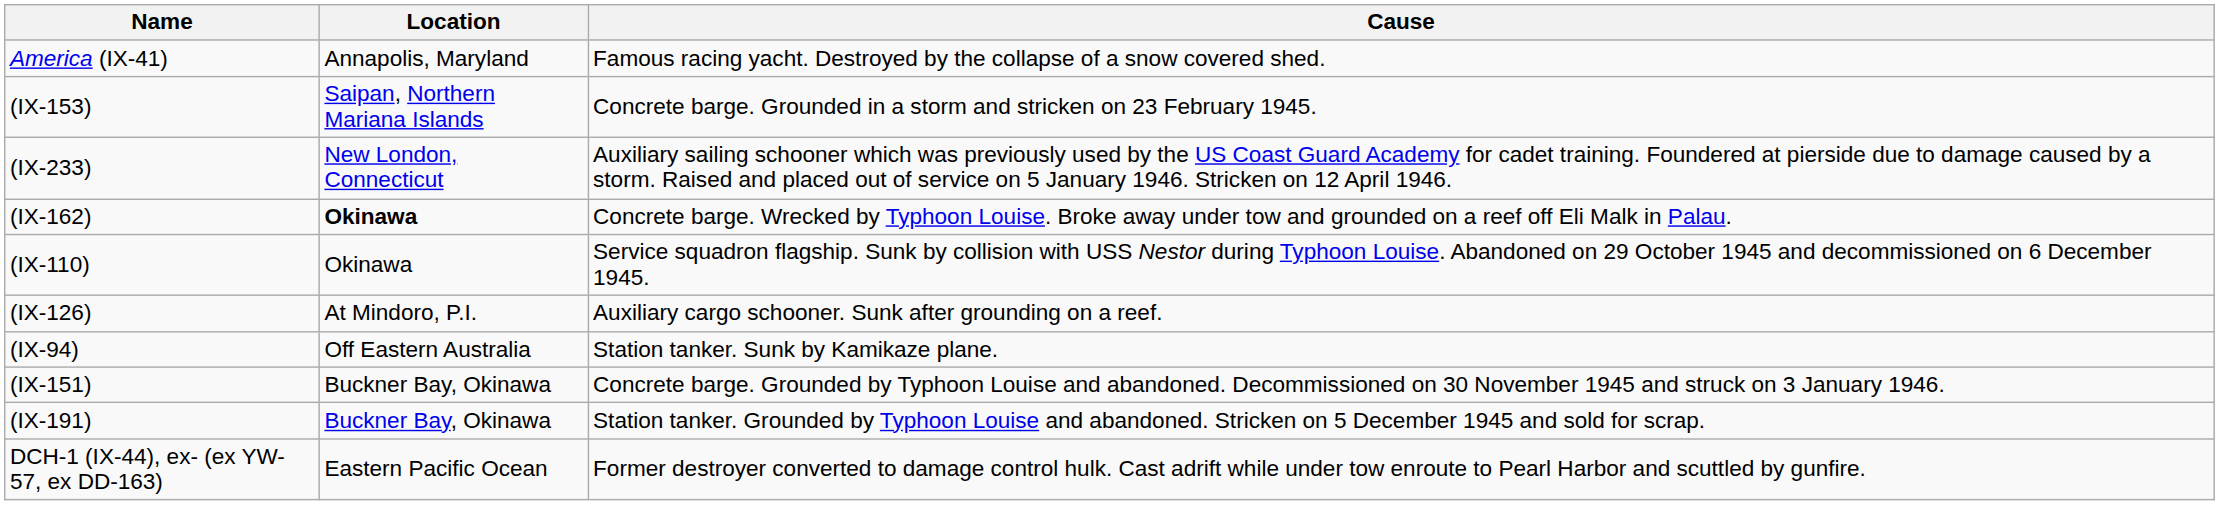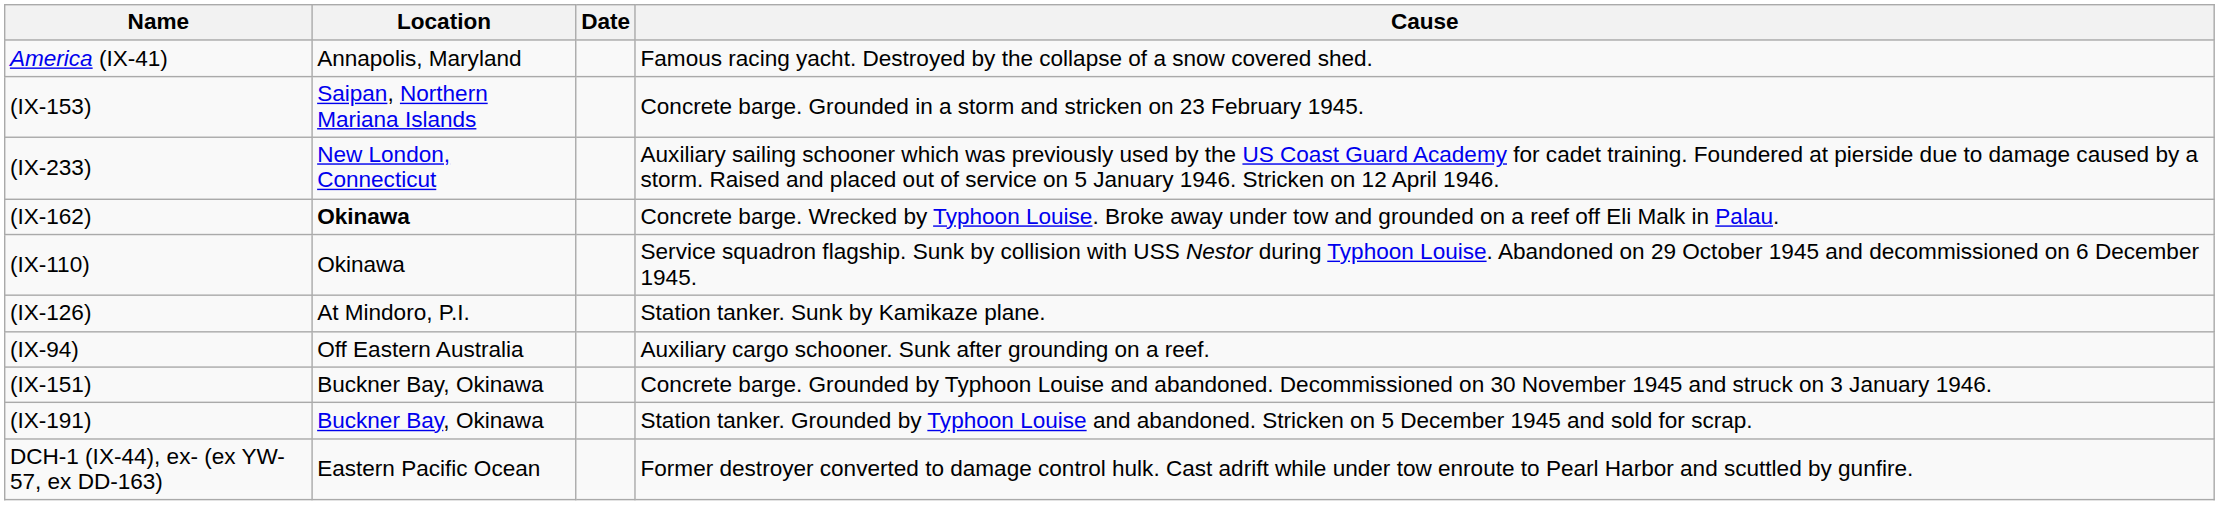+ column: (606, 22)
(878, 313) Auxiliary cargo schooner. Sunk after grounding on a reef. -> (843, 313) Station tanker. Sunk by Kamikaze plane.
(796, 348) Station tanker. Sunk by Kamikaze plane. -> (925, 348) Auxiliary cargo schooner. Sunk after grounding on a reef.
